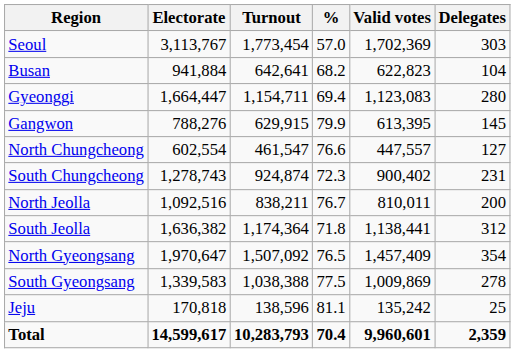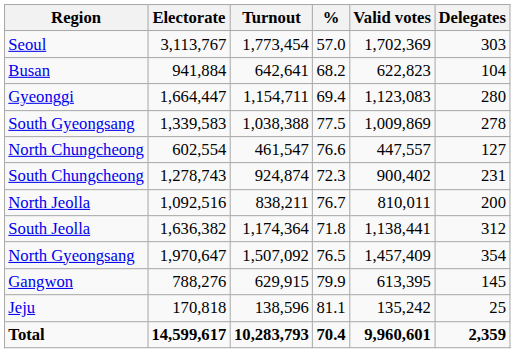rows swapped: (41, 123) <-> (71, 281)
